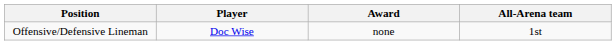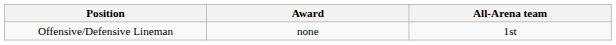- column: (232, 13)
